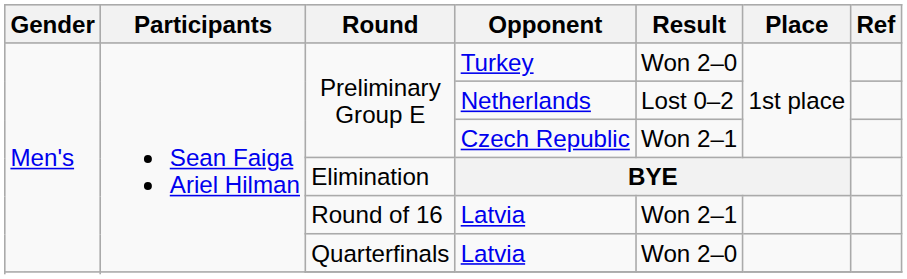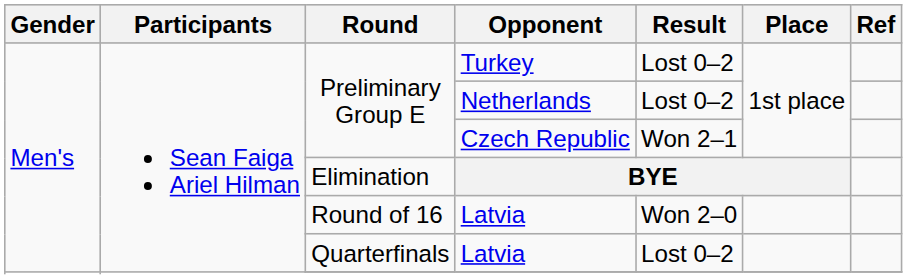(689, 62) Won 2–0 -> (687, 62) Lost 0–2
(689, 215) Won 2–1 -> (689, 215) Won 2–0
(689, 254) Won 2–0 -> (687, 254) Lost 0–2
